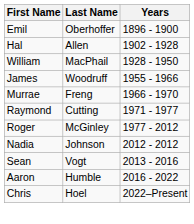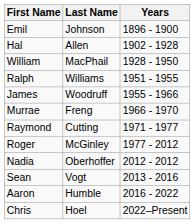(90, 29) Oberhoffer -> (85, 29) Johnson
+ row: (20, 78)
(85, 144) Johnson -> (90, 161) Oberhoffer
